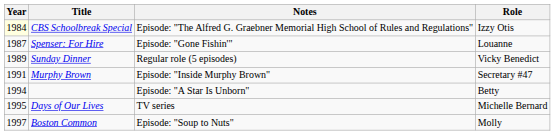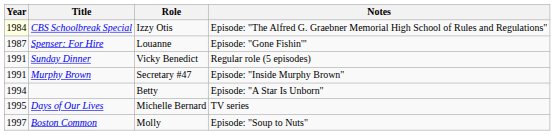columns swapped: (513, 12) <-> (305, 12)
(17, 59) 1989 -> (17, 59) 1991
